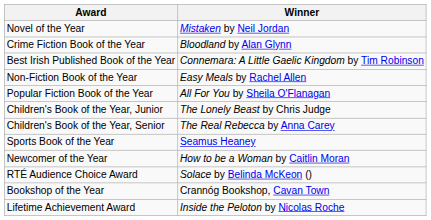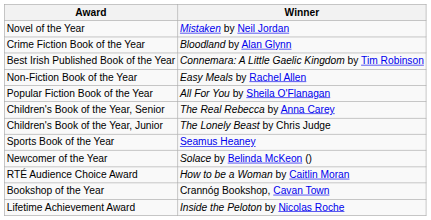rows swapped: (85, 110) <-> (86, 126)
(265, 158) How to be a Woman by Caitlin Moran -> (246, 158) Solace by Belinda McKeon ()
(246, 175) Solace by Belinda McKeon () -> (265, 175) How to be a Woman by Caitlin Moran
